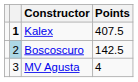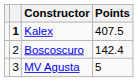(16, 49) lightblue background -> (16, 49) no background
(109, 49) 142.5 -> (109, 49) 142.4
(98, 67) 4 -> (98, 67) 5
